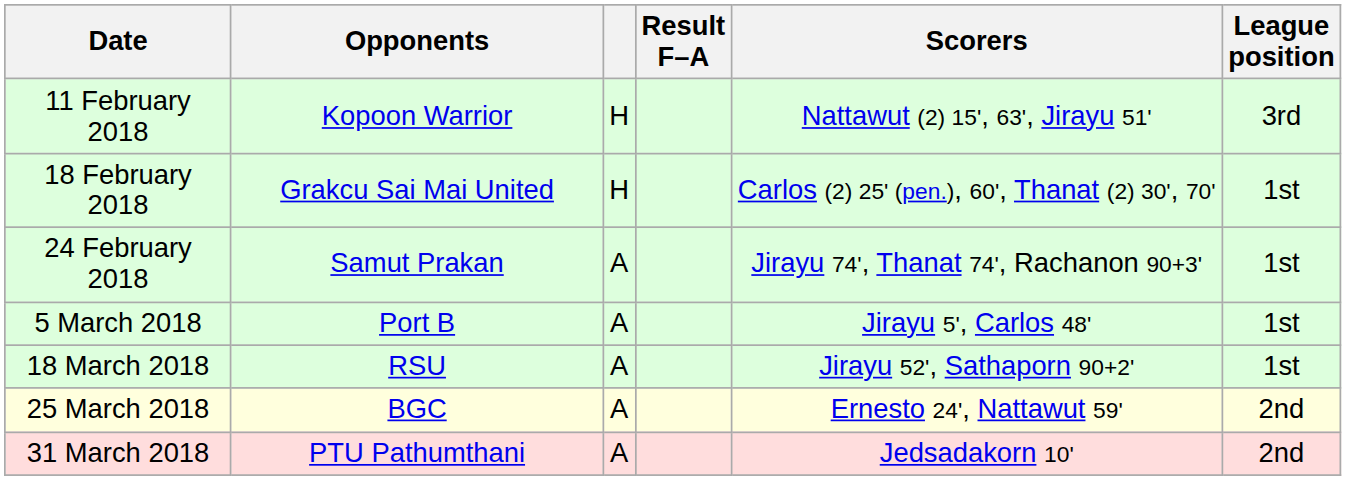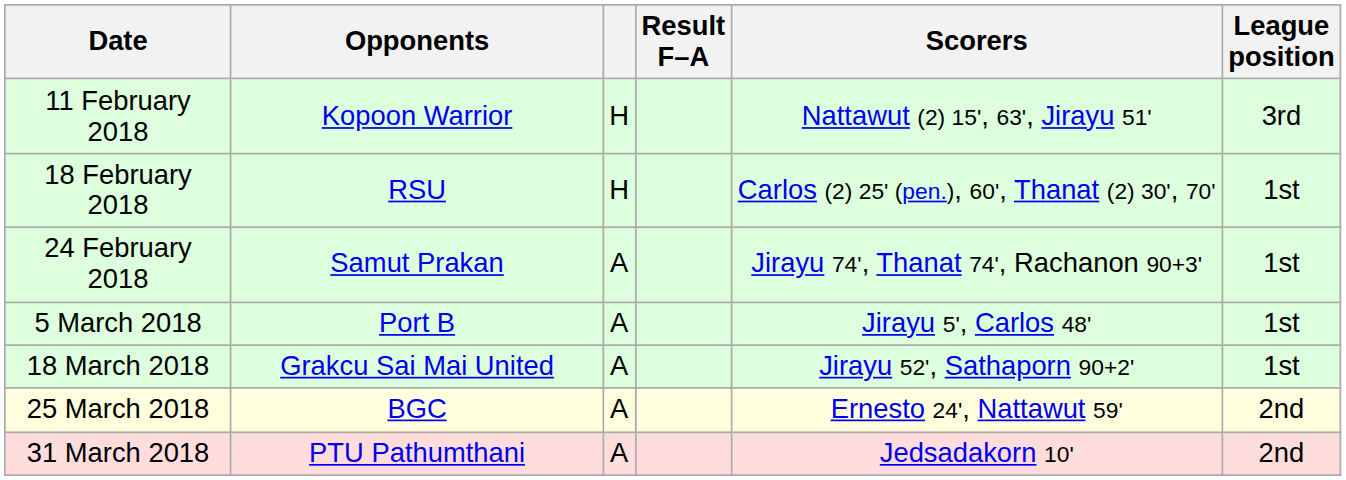(417, 189) Grakcu Sai Mai United -> (417, 189) RSU
(417, 366) RSU -> (417, 366) Grakcu Sai Mai United
